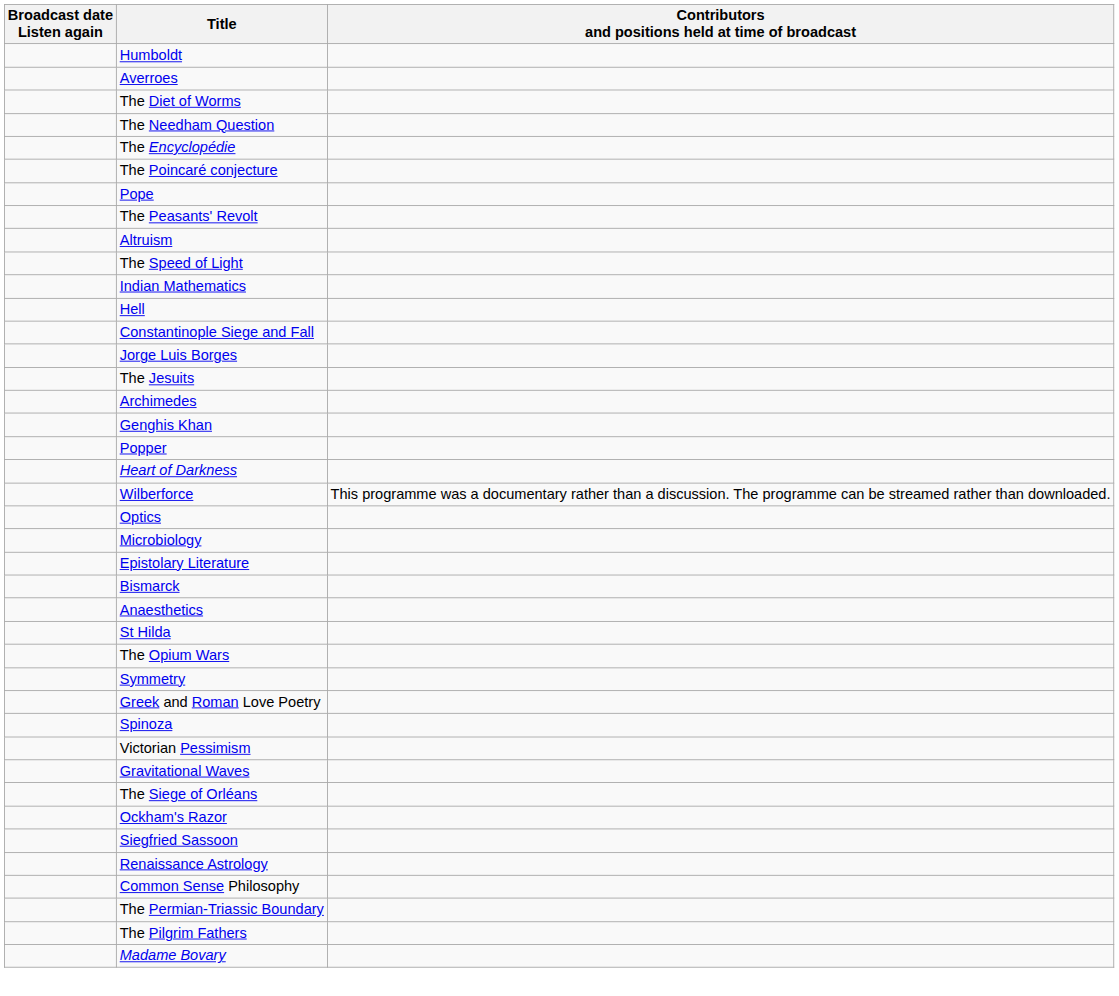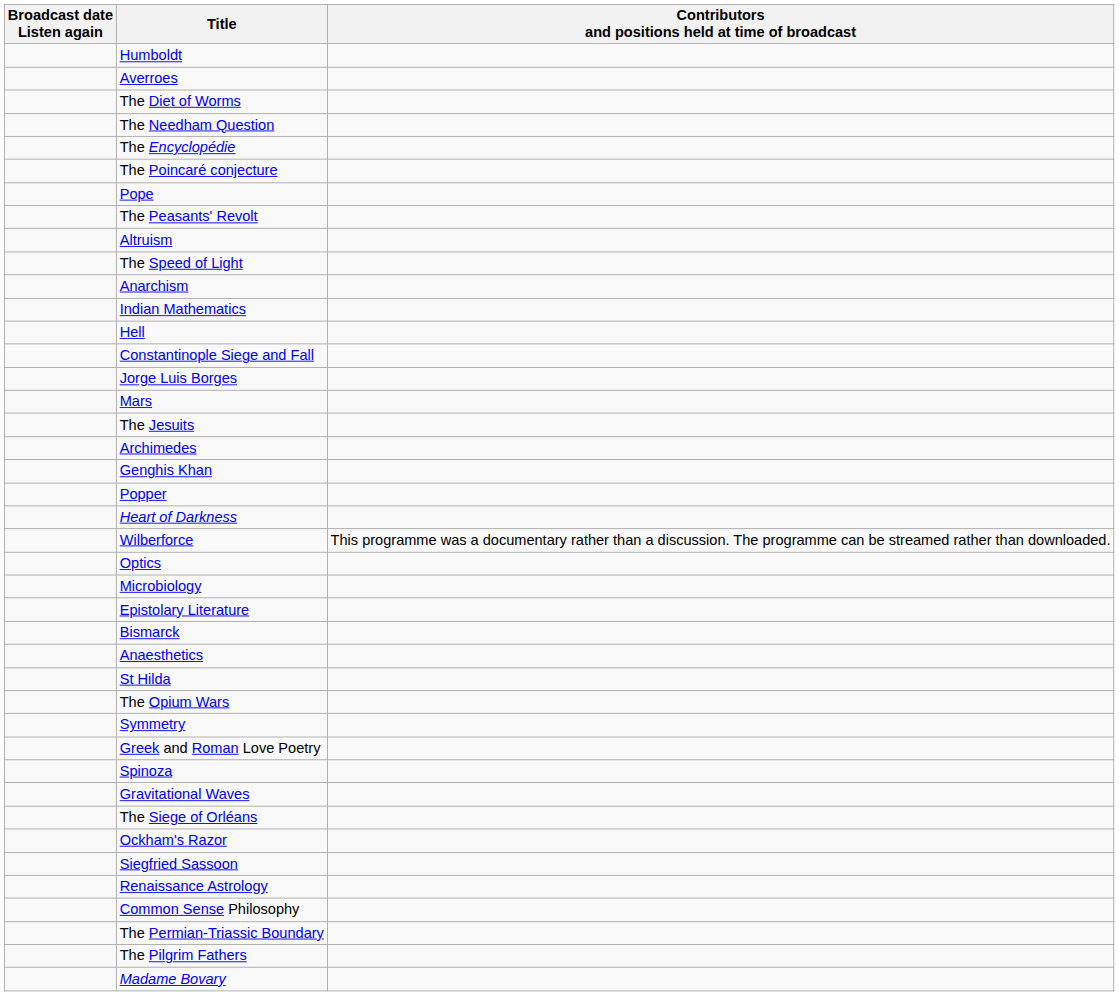+ row: (154, 286)
+ row: (136, 401)
- row: (185, 748)
